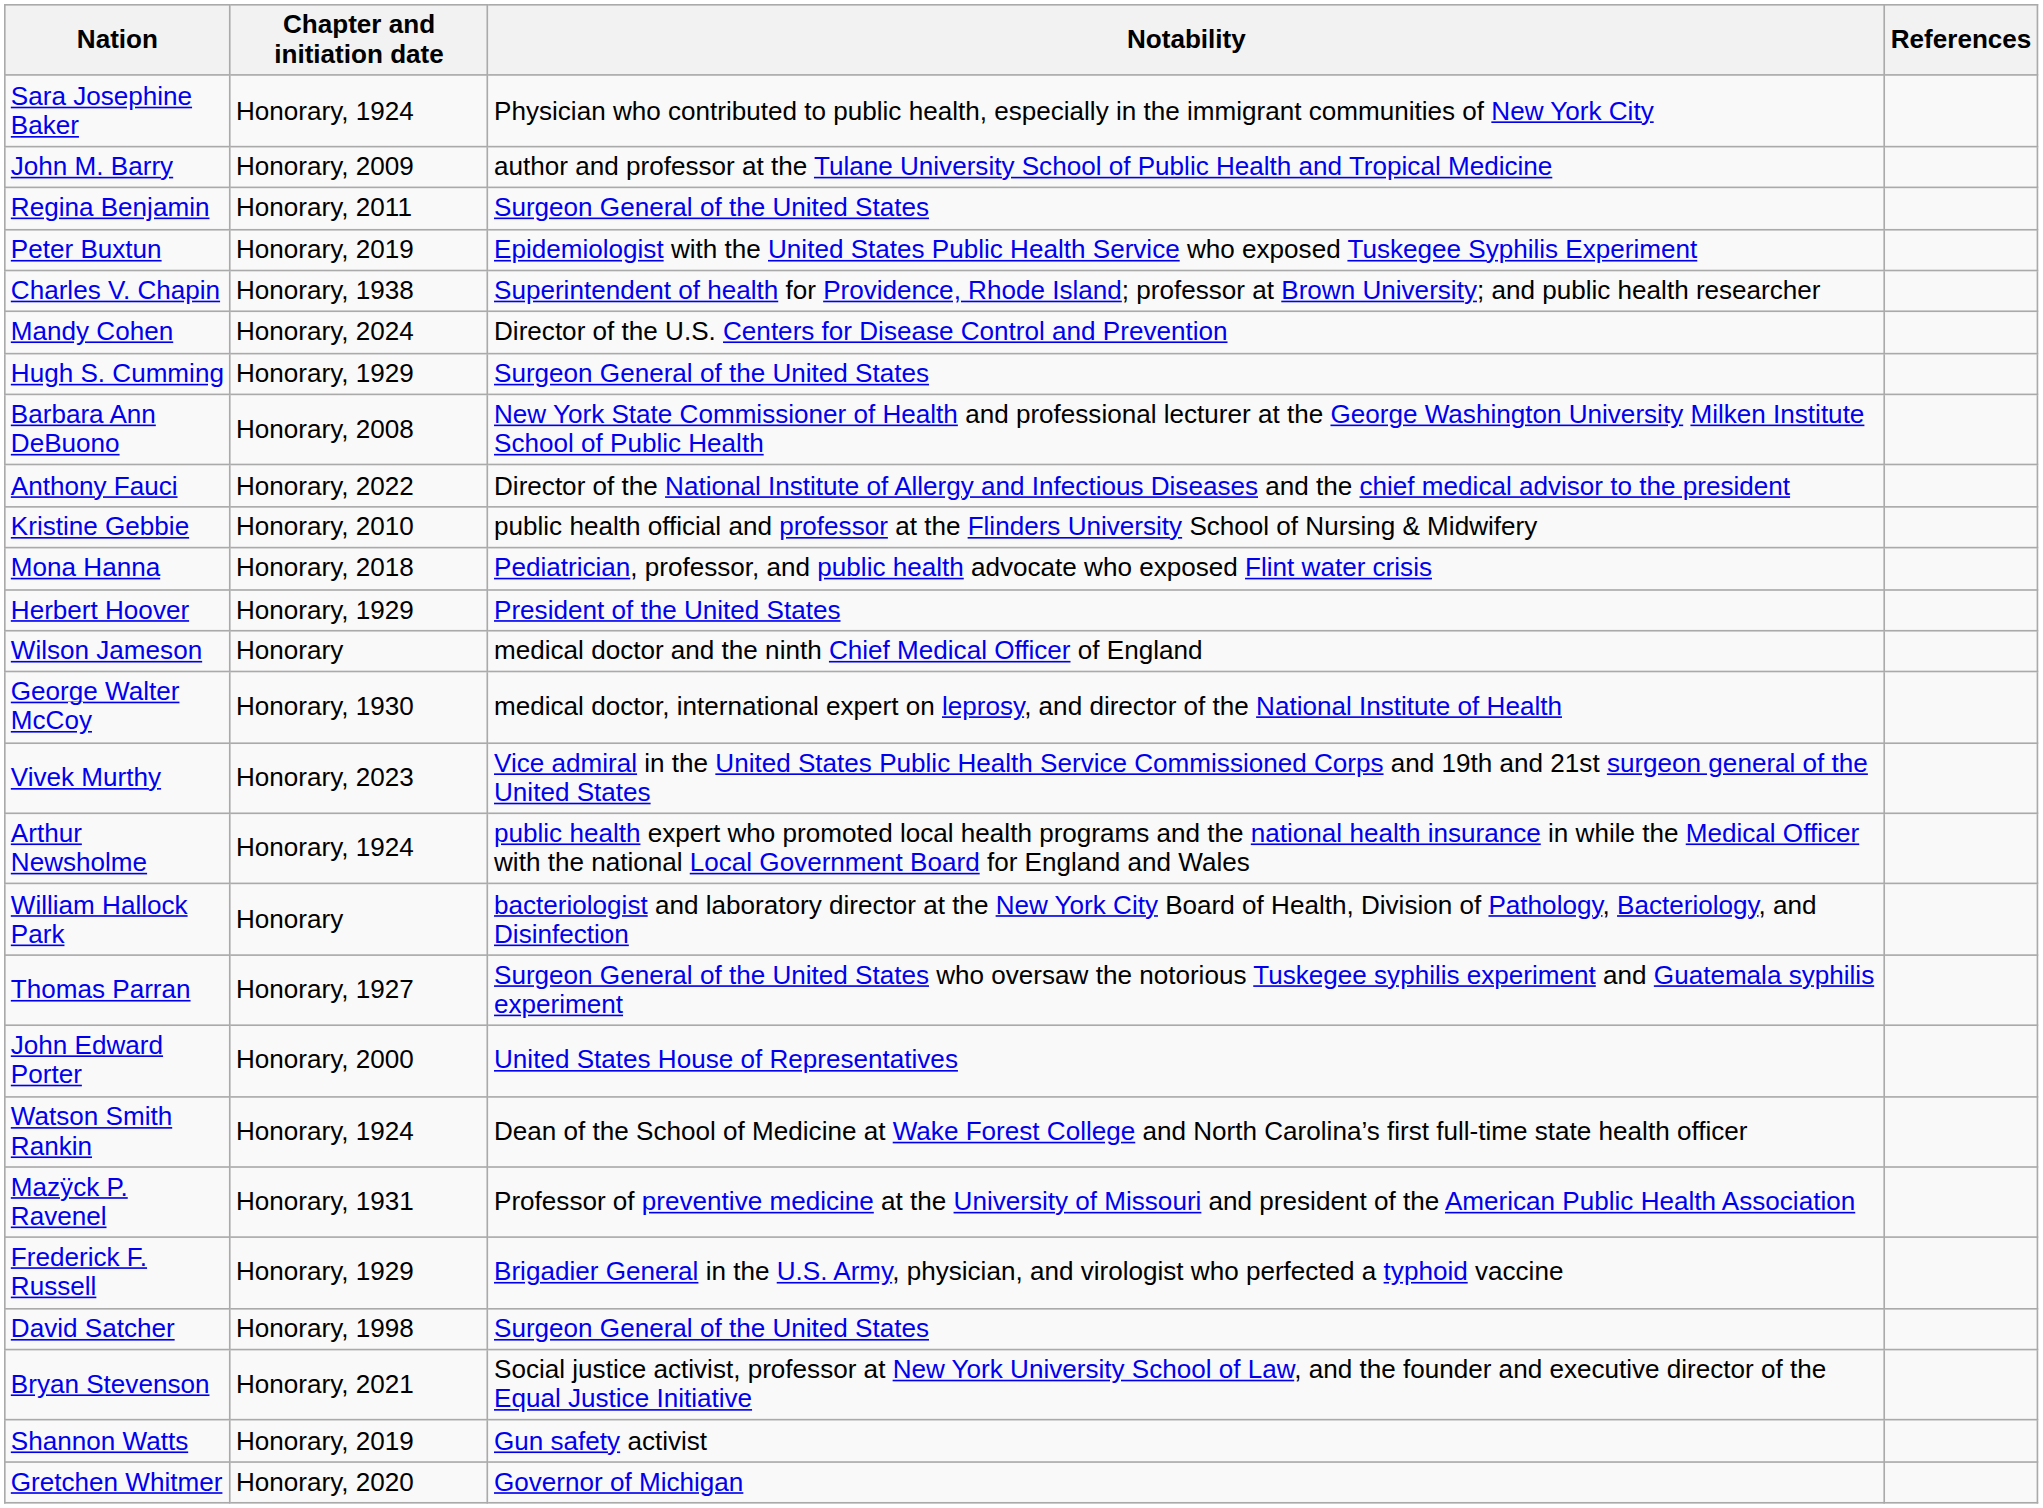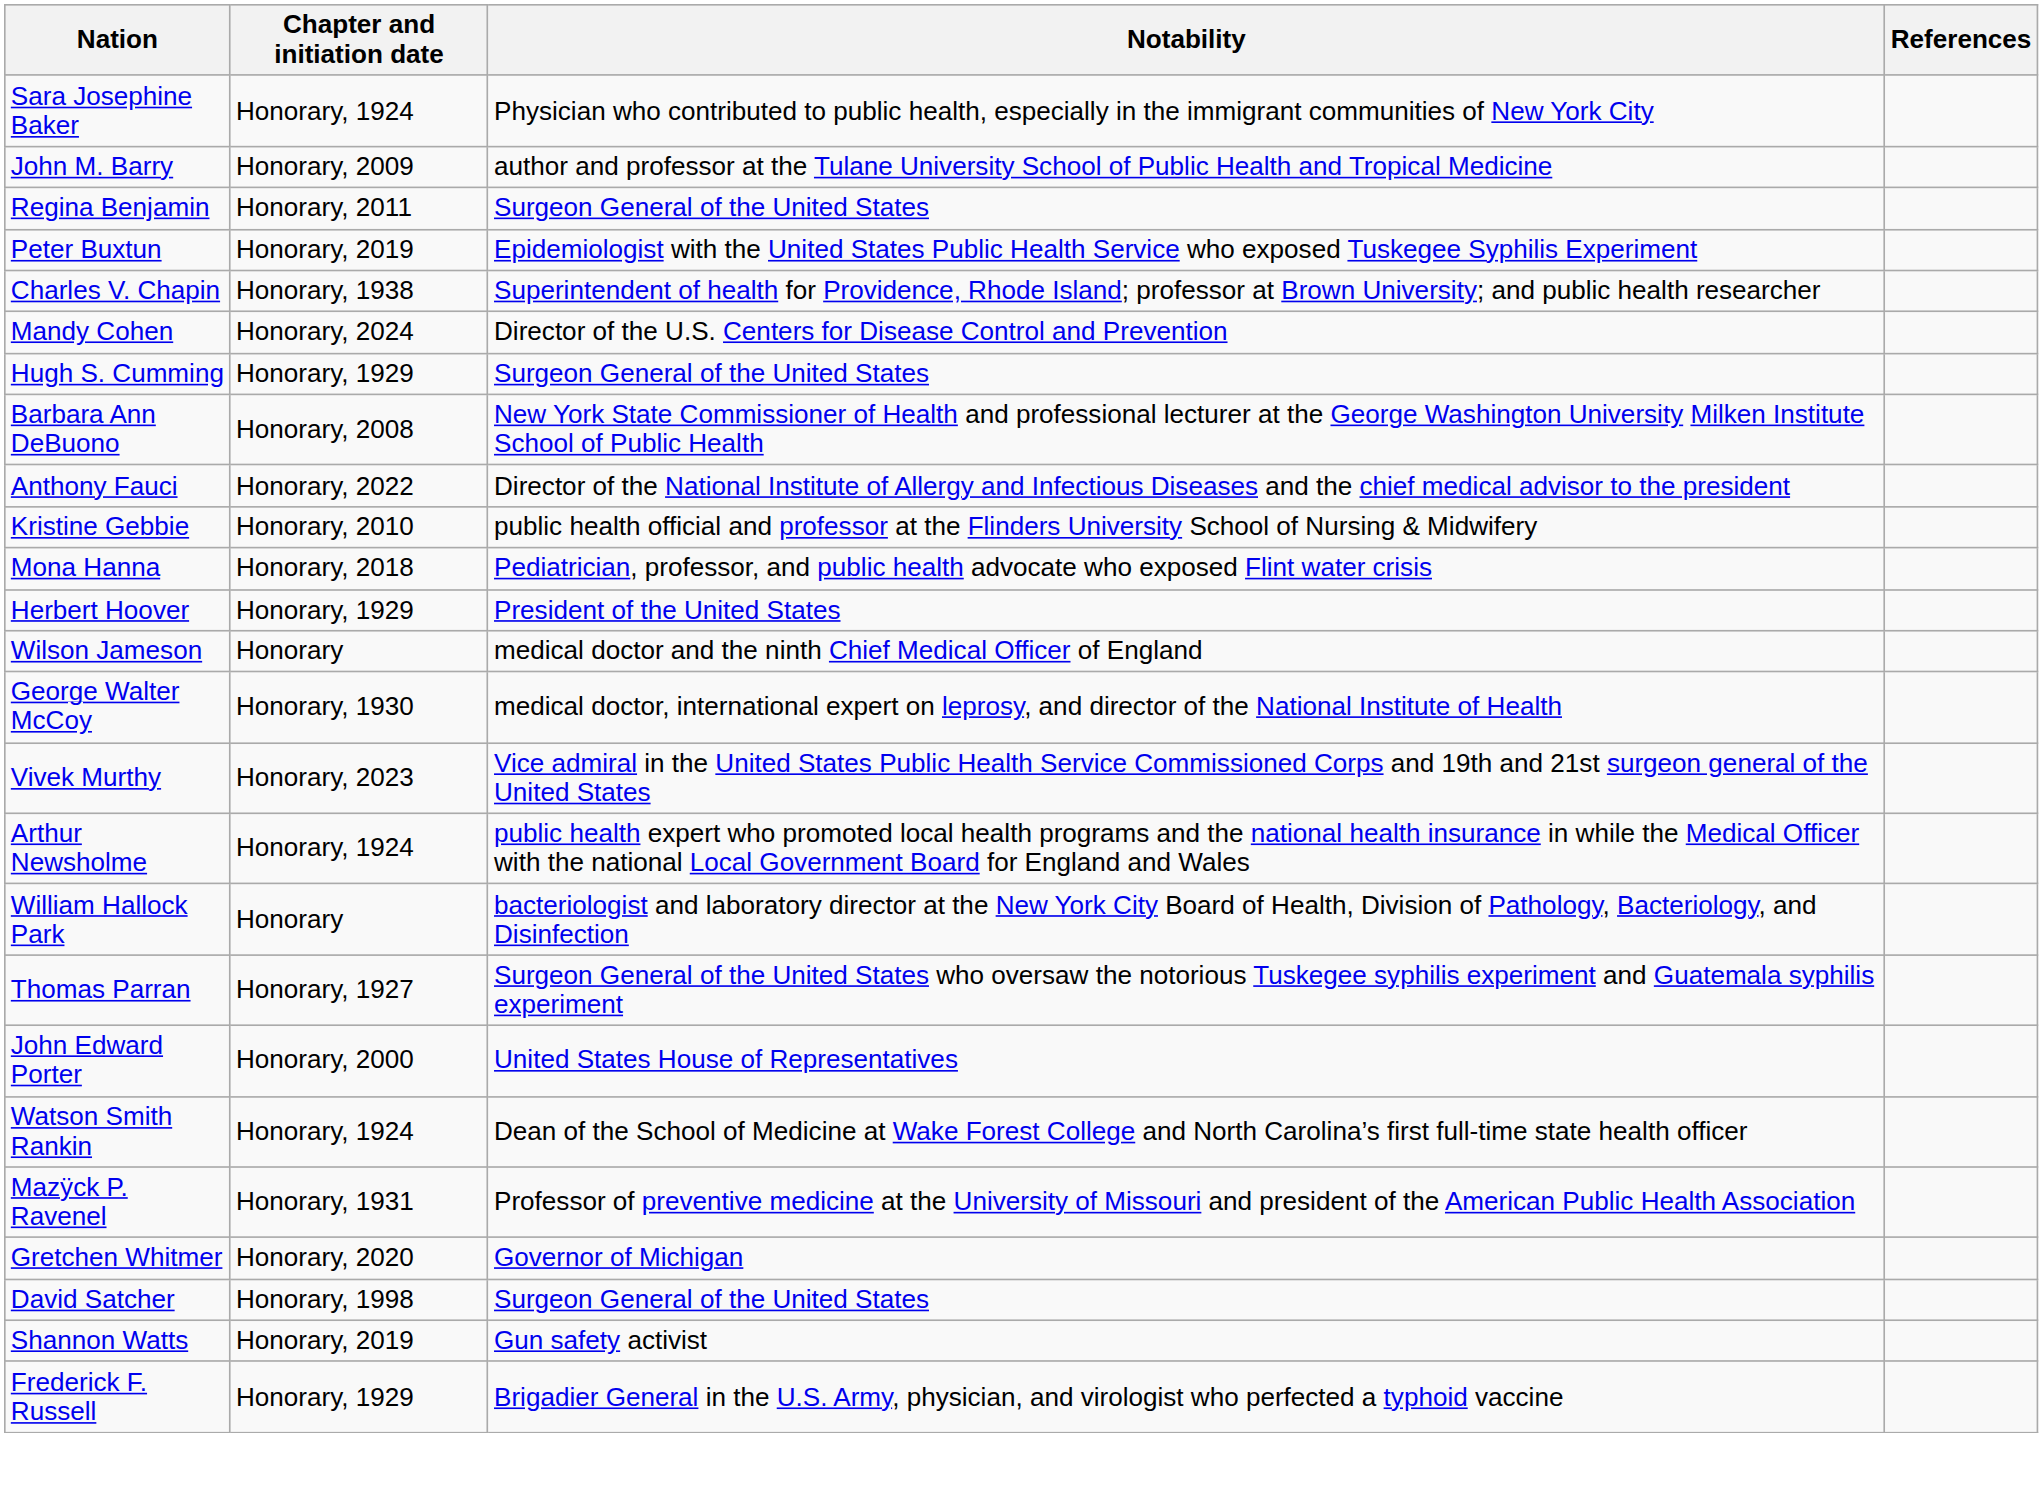rows swapped: (79, 1272) <-> (117, 1481)
- row: (110, 1384)
